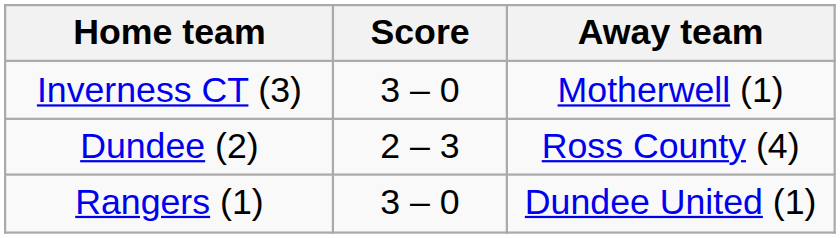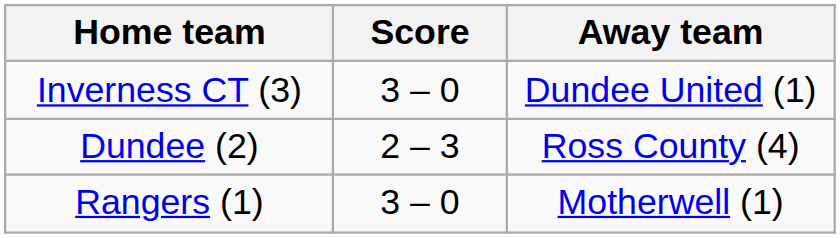(671, 89) Motherwell (1) -> (671, 89) Dundee United (1)
(671, 202) Dundee United (1) -> (671, 202) Motherwell (1)
